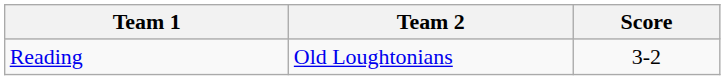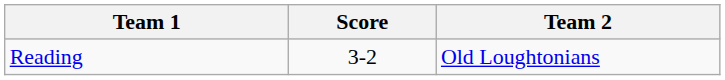columns swapped: (431, 21) <-> (646, 21)
